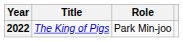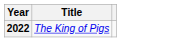- column: (143, 12)
